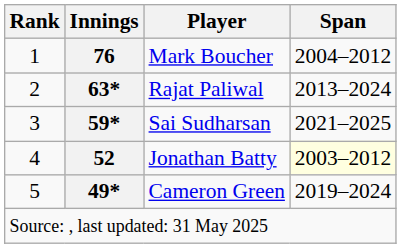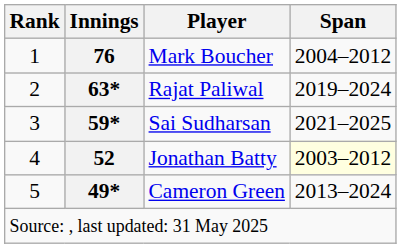(343, 89) 2013–2024 -> (343, 89) 2019–2024
(343, 191) 2019–2024 -> (343, 191) 2013–2024
